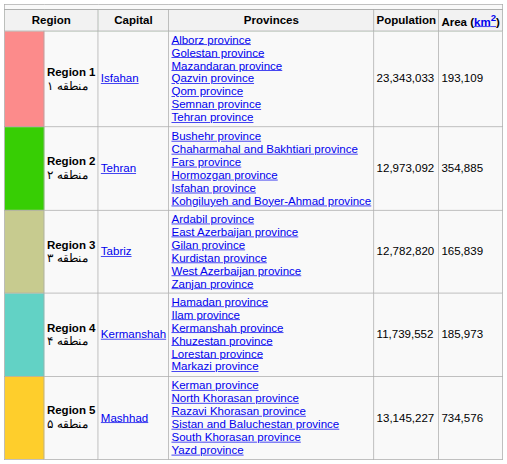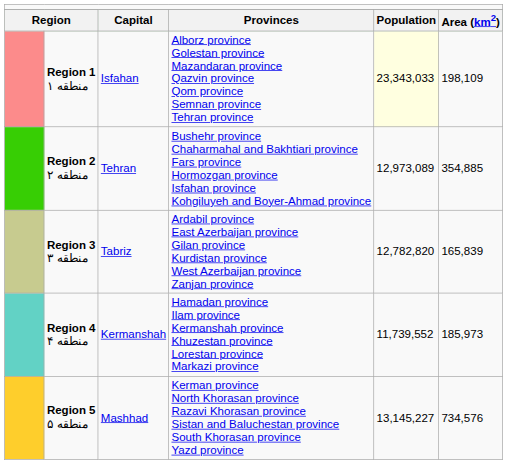(405, 79) no background -> (405, 79) lightyellow background
(462, 79) 193,109 -> (462, 79) 198,109
(405, 168) 12,973,092 -> (405, 168) 12,973,089
